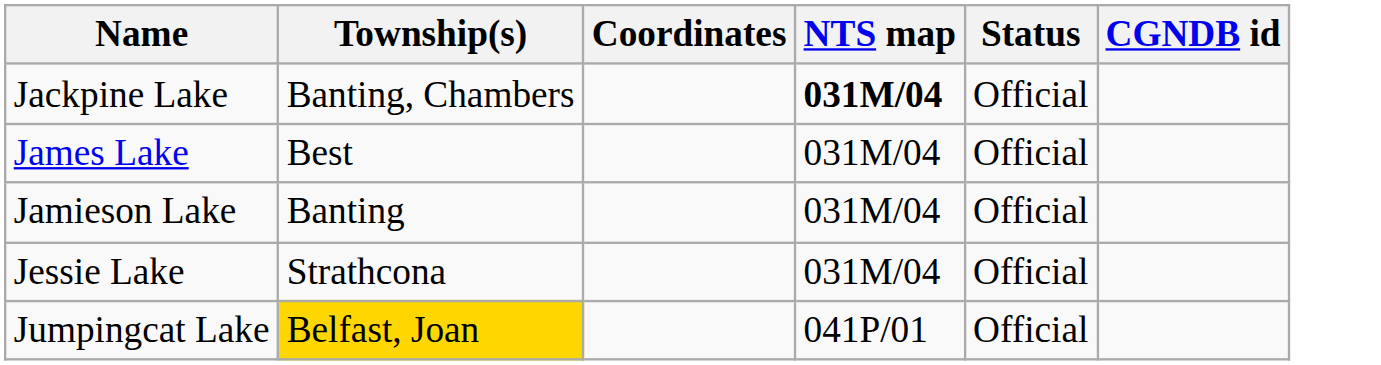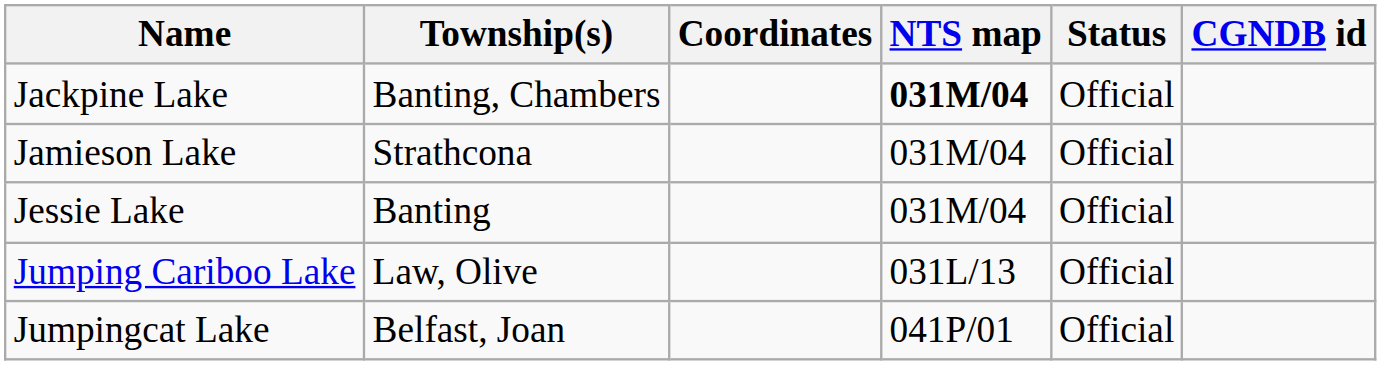- row: (101, 152)
(346, 211) Banting -> (452, 152) Strathcona
(366, 270) Strathcona -> (432, 211) Banting
+ row: (185, 270)
(383, 329) gold background -> (469, 329) no background
